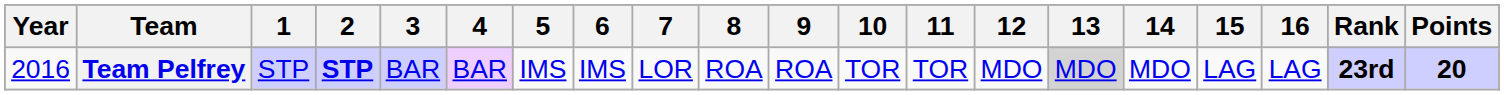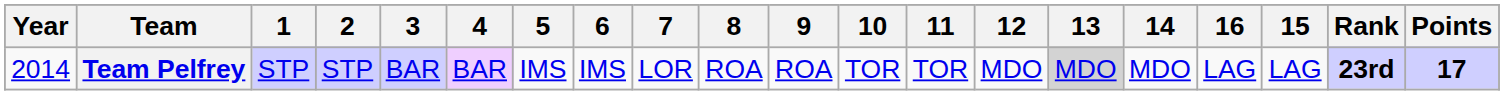columns swapped: (1230, 26) <-> (1295, 26)
(41, 68) 2016 -> (41, 68) 2014
(347, 68) bold -> (347, 68) normal
(1452, 68) 20 -> (1452, 68) 17
